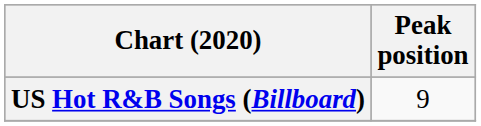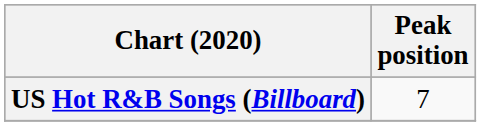(423, 98) 9 -> (423, 98) 7
